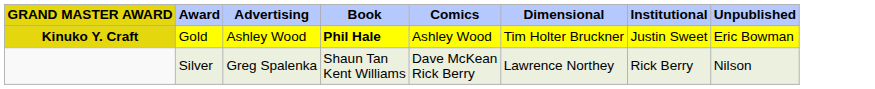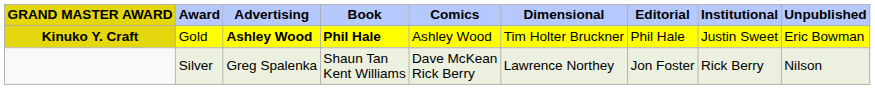+ column: (663, 15)
(266, 36) normal -> (269, 36) bold
